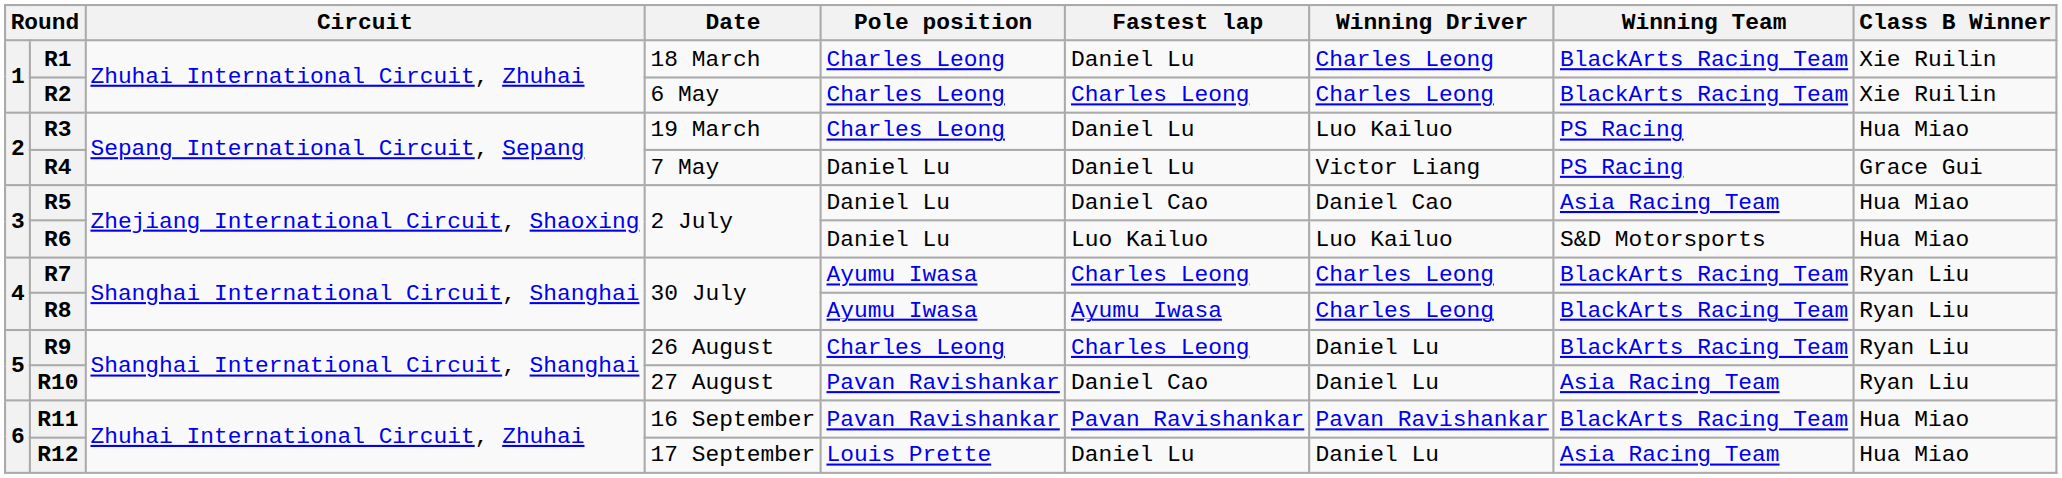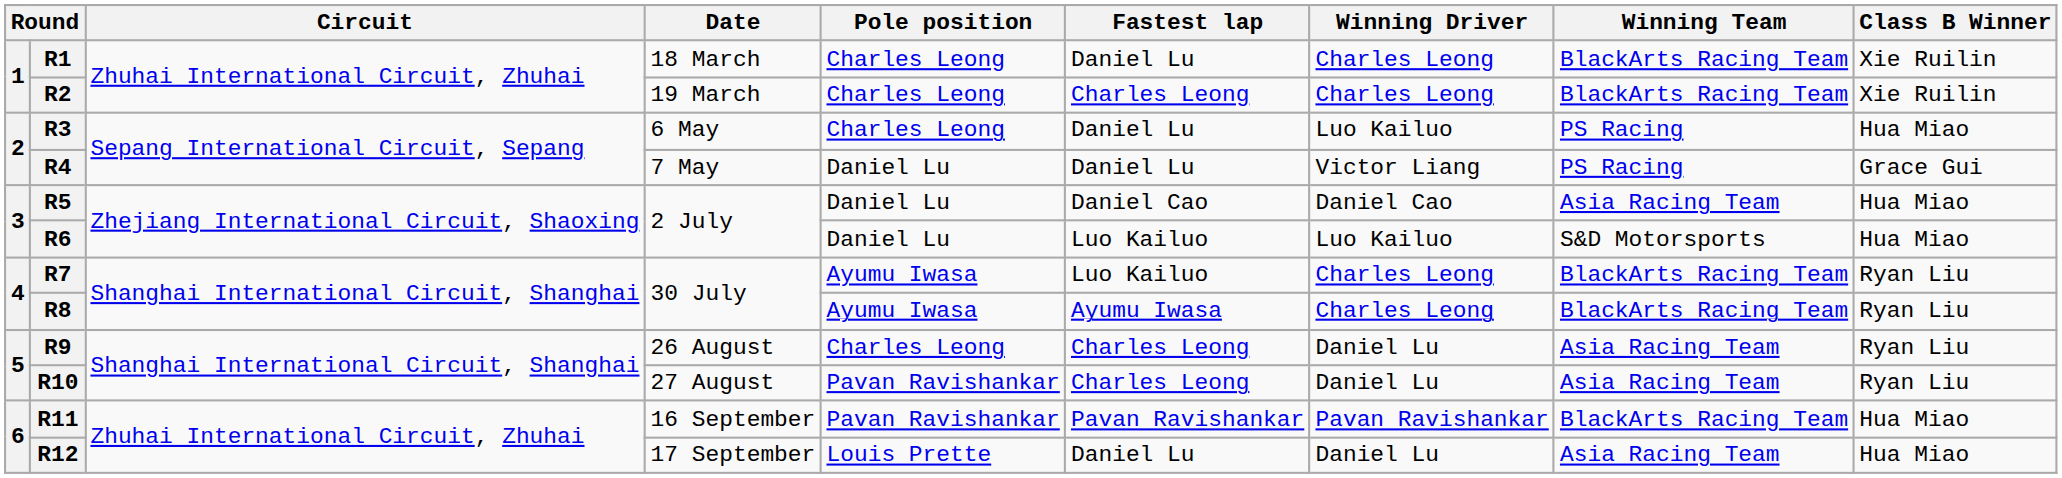(685, 95) 6 May -> (706, 95) 19 March
(706, 131) 19 March -> (685, 131) 6 May
(1160, 275) Charles Leong -> (1140, 275) Luo Kailuo
(1704, 347) BlackArts Racing Team -> (1670, 347) Asia Racing Team
(1140, 383) Daniel Cao -> (1160, 383) Charles Leong
